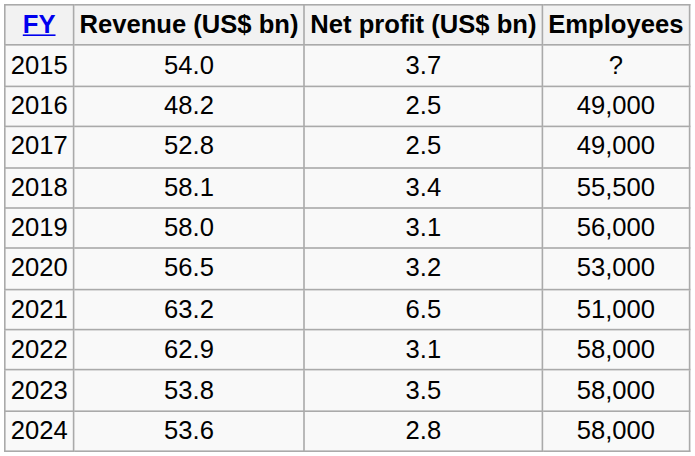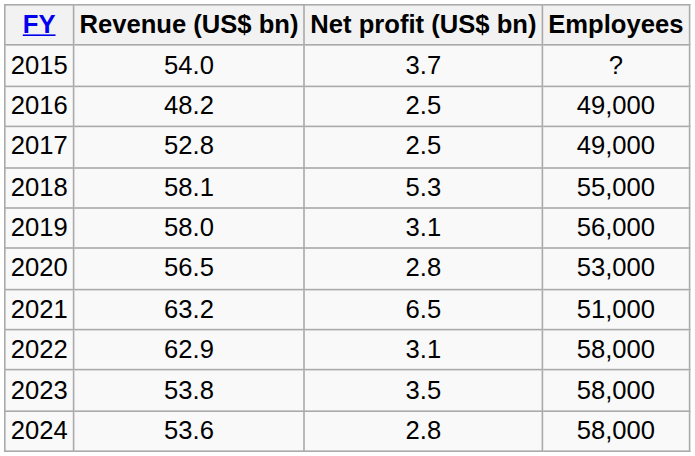(423, 187) 3.4 -> (423, 187) 5.3
(616, 187) 55,500 -> (616, 187) 55,000
(423, 268) 3.2 -> (423, 268) 2.8
